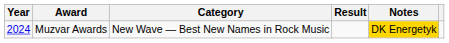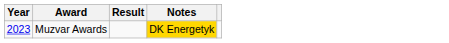- column: (221, 12)
(19, 29) 2024 -> (19, 29) 2023
